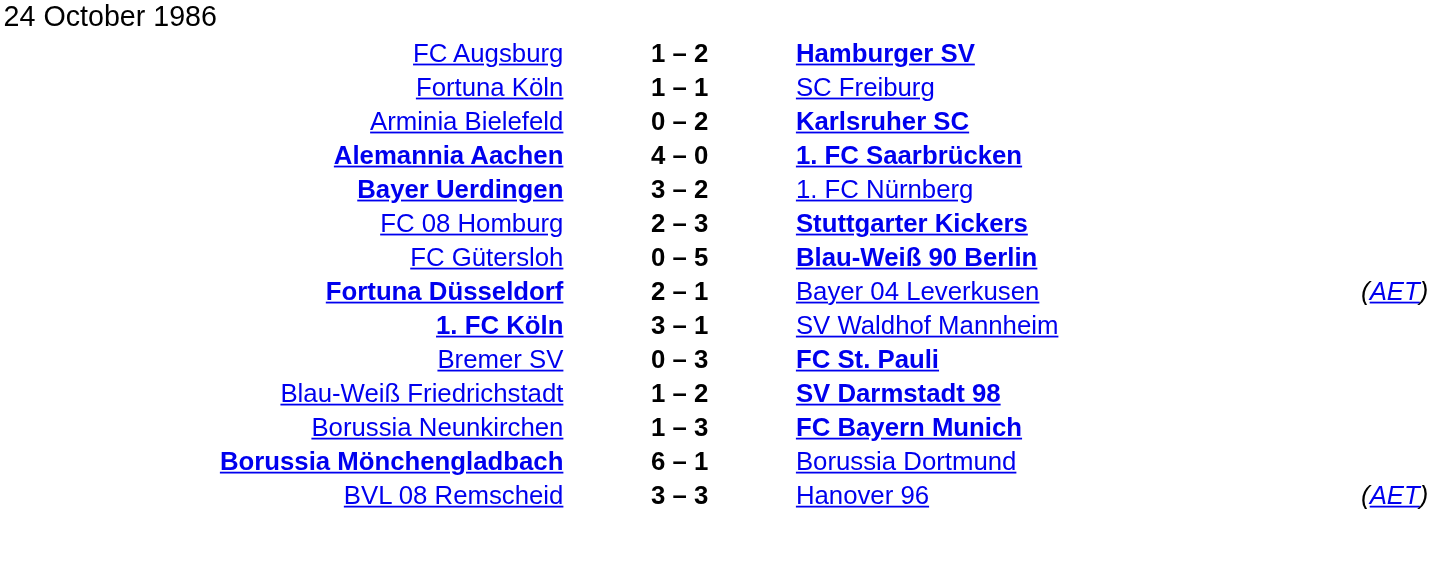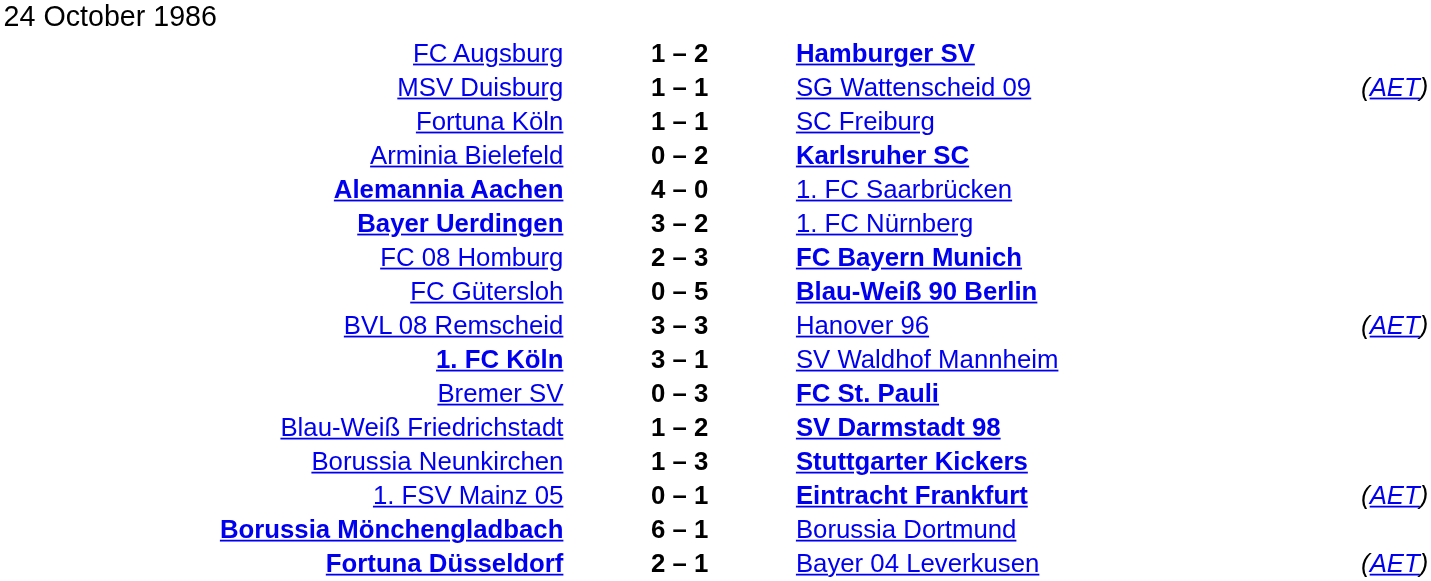+ row: (480, 87)
(909, 155) bold -> (904, 189) normal
(912, 223) Stuttgarter Kickers -> (909, 257) FC Bayern Munich
rows swapped: (445, 291) <-> (454, 495)
(909, 427) FC Bayern Munich -> (912, 461) Stuttgarter Kickers
+ row: (468, 495)
